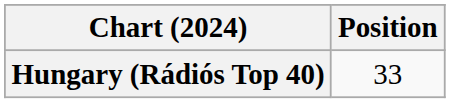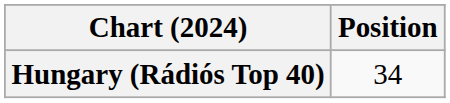(388, 73) 33 -> (388, 73) 34
